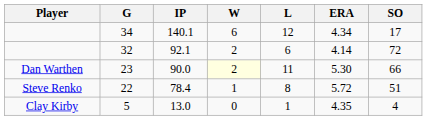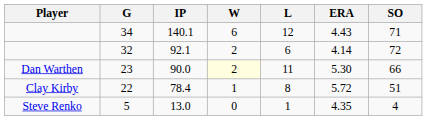(341, 32) 4.34 -> (341, 32) 4.43
(395, 32) 17 -> (395, 32) 71
(52, 87) Steve Renko -> (52, 87) Clay Kirby
(52, 106) Clay Kirby -> (52, 106) Steve Renko
